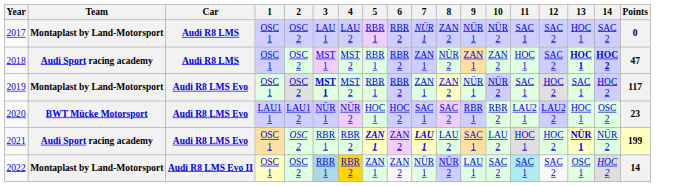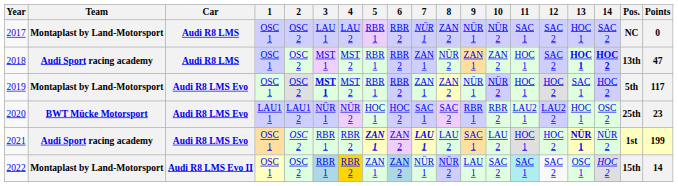+ column: (632, 11)
(525, 87) SAC 1 -> (525, 87) HOC 1
(400, 167) no background -> (400, 167) lightblue background
